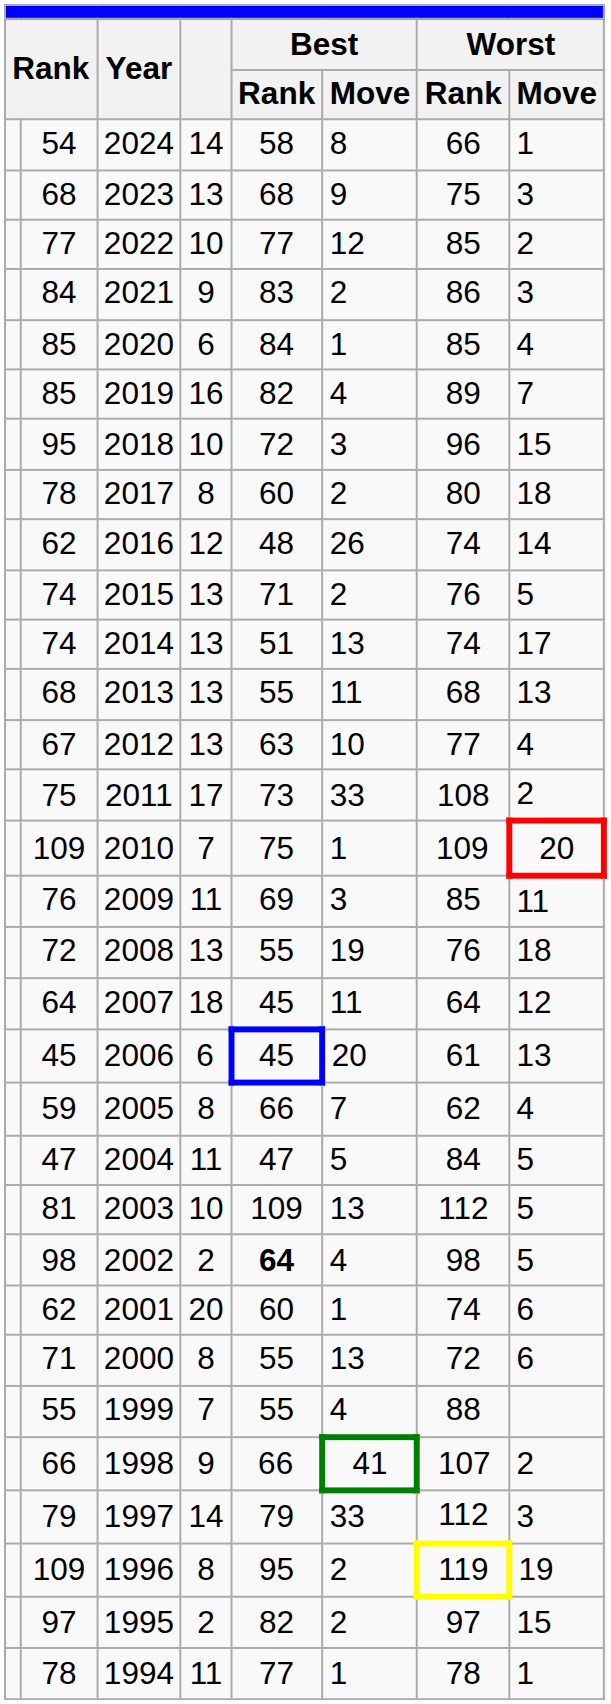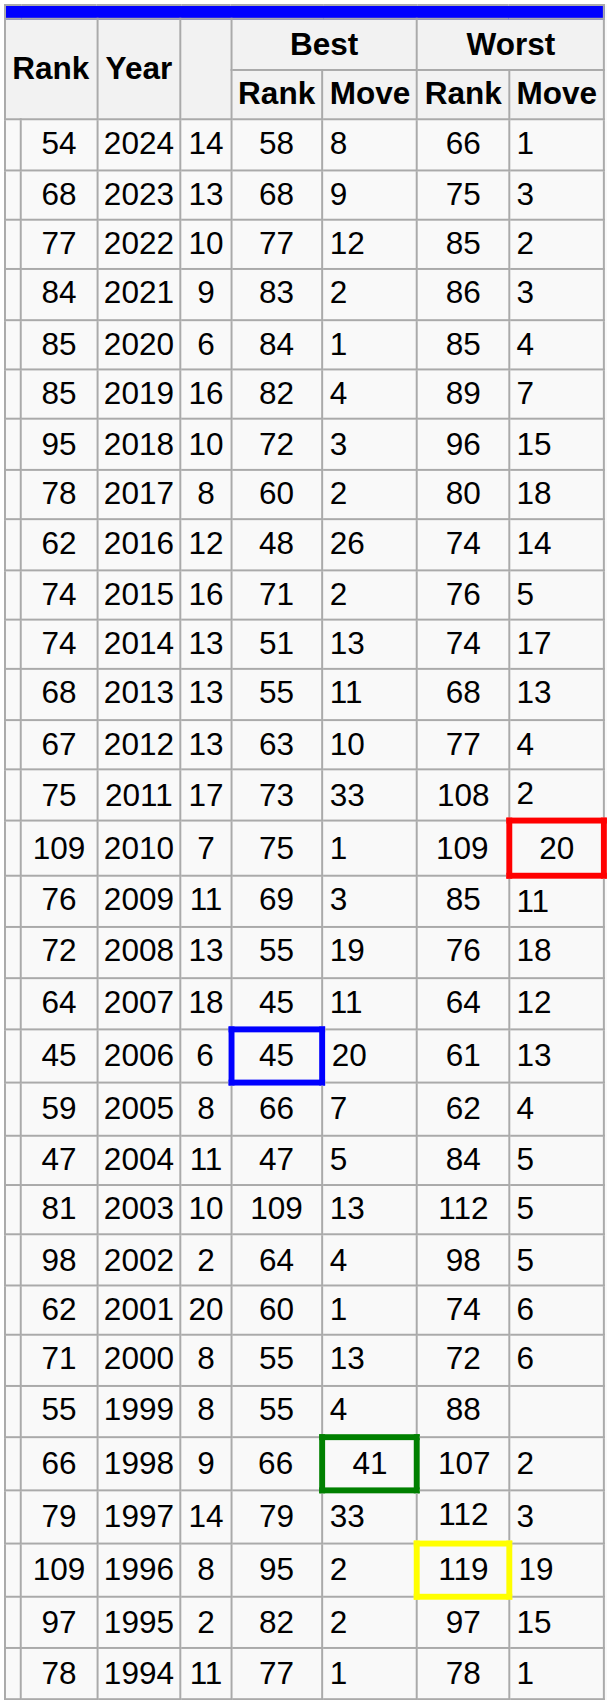(206, 593) 13 -> (206, 593) 16
(277, 1259) bold -> (277, 1259) normal
(206, 1410) 7 -> (206, 1410) 8
